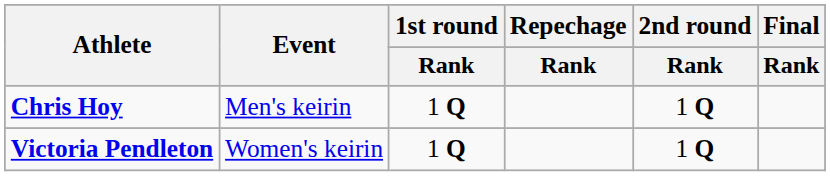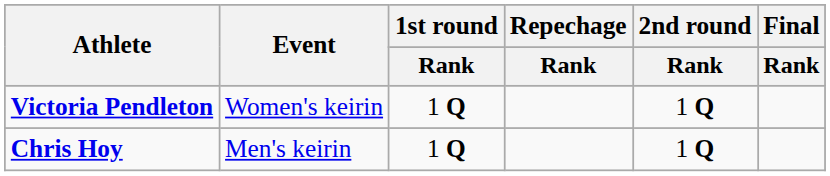rows swapped: (67, 107) <-> (112, 148)
